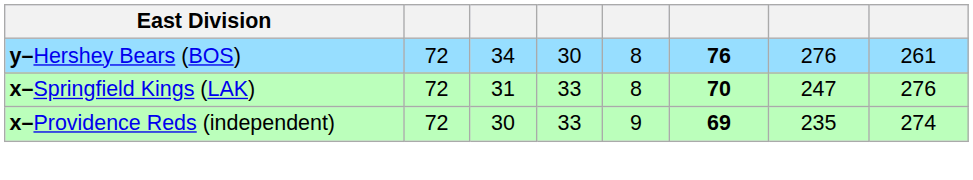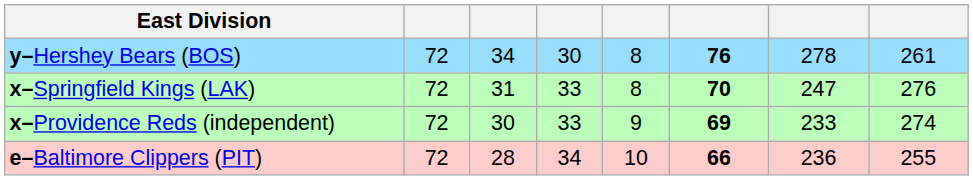(819, 55) 276 -> (819, 55) 278
(819, 123) 235 -> (819, 123) 233
+ row: (136, 157)
